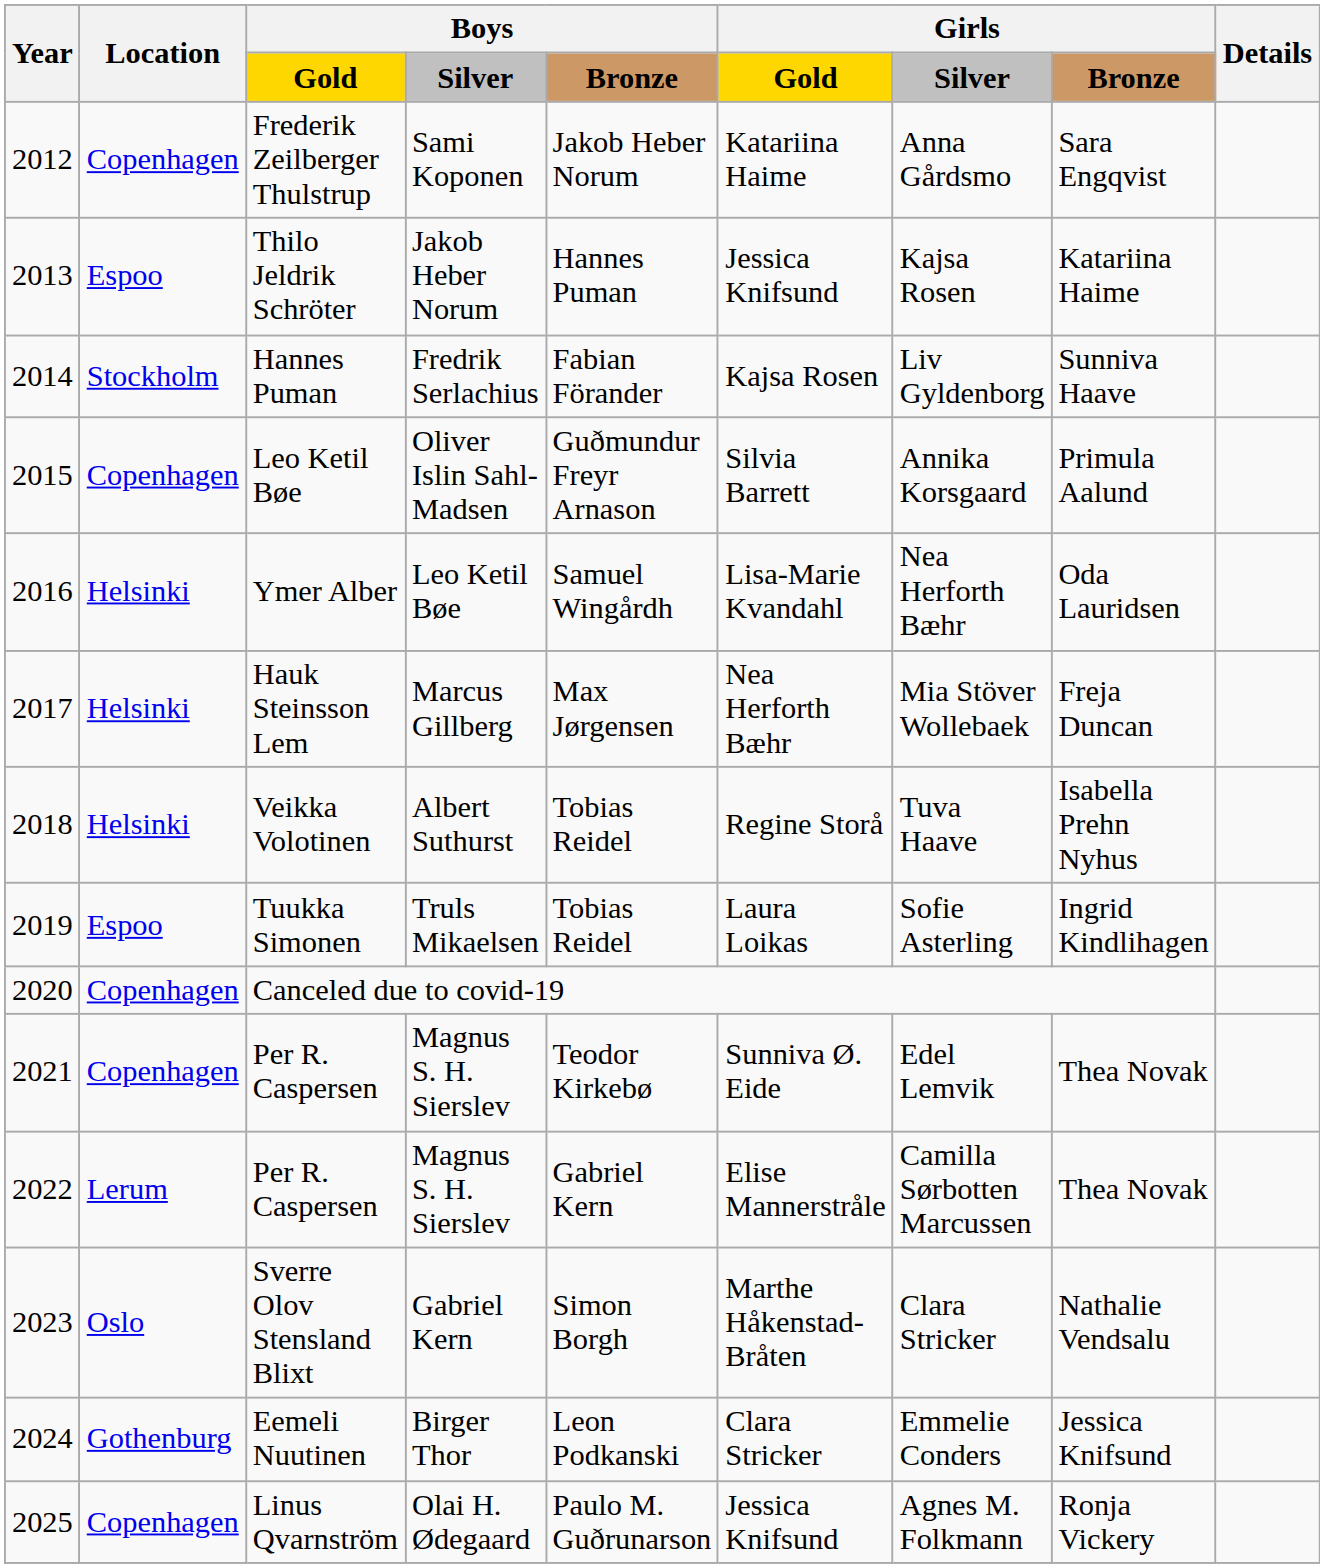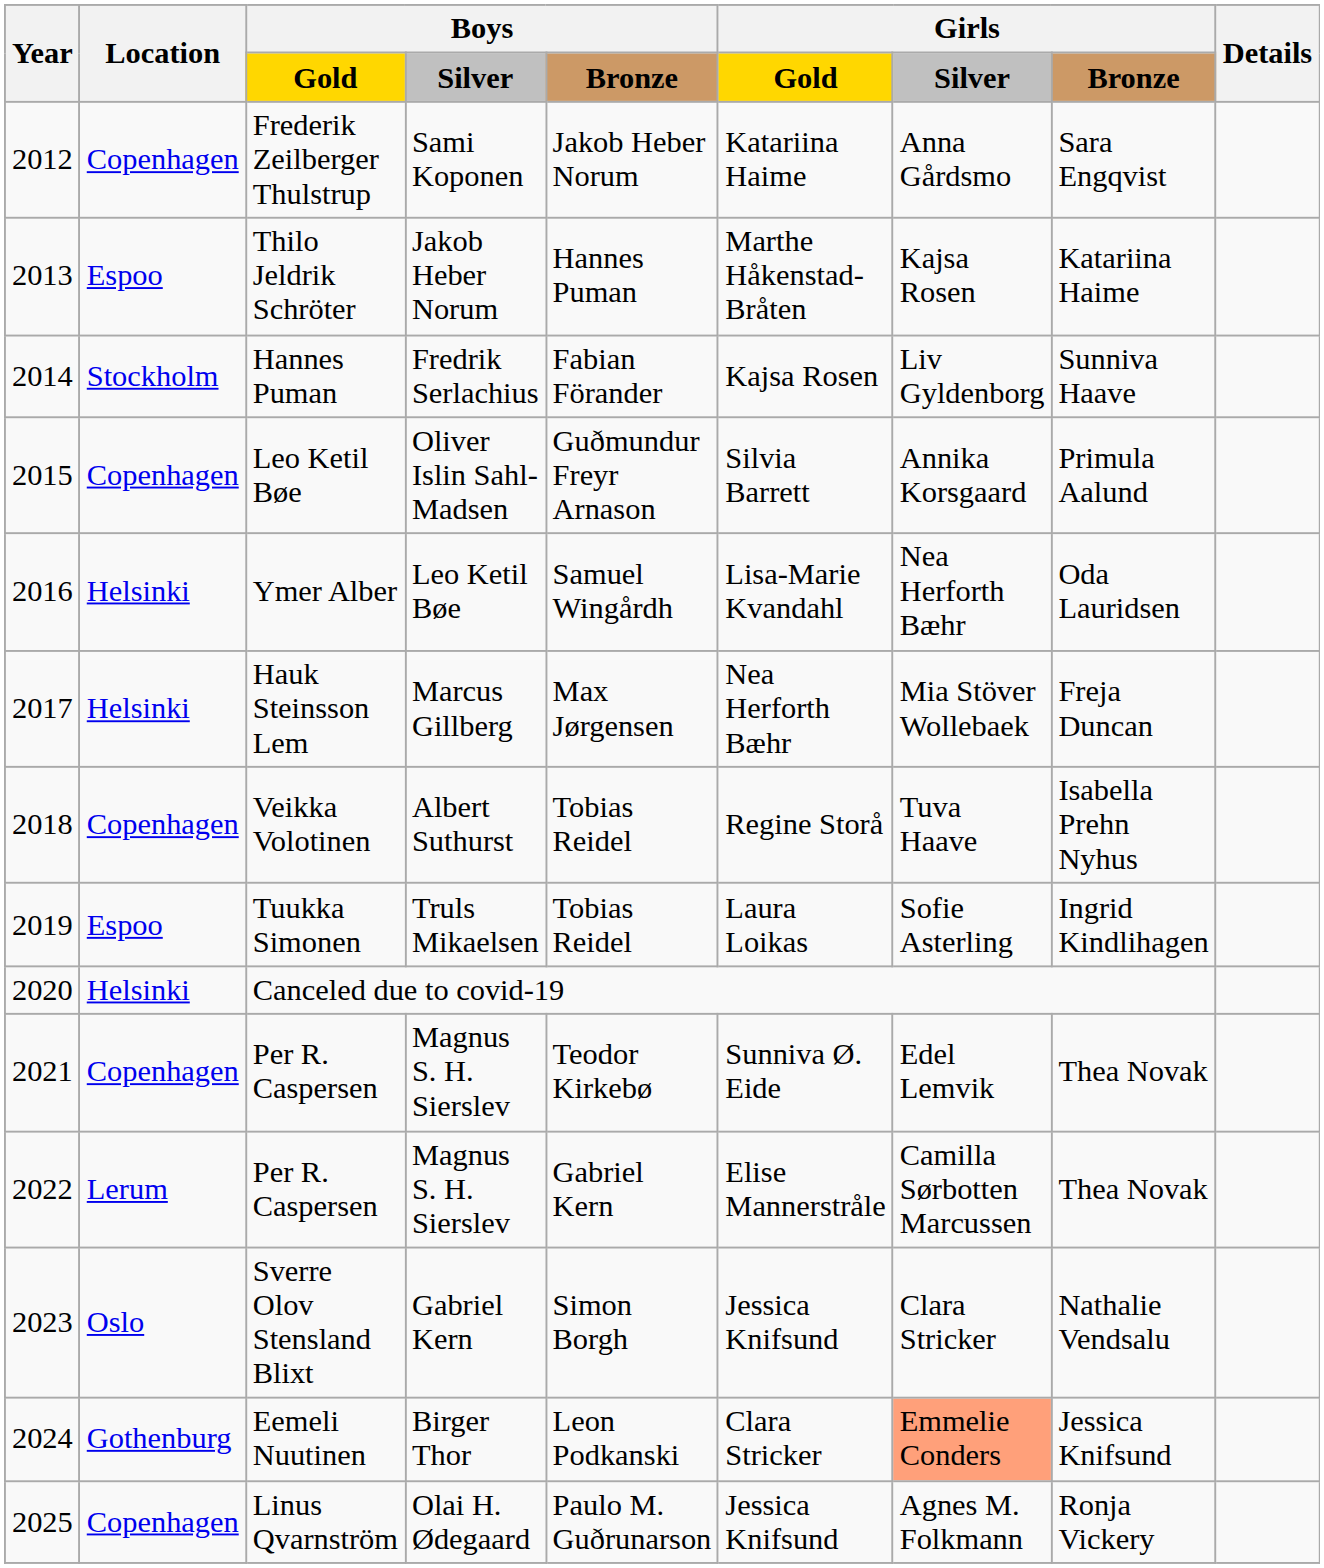(782, 275) Jessica Knifsund -> (795, 275) Marthe Håkenstad-Bråten
(138, 824) Helsinki -> (163, 824) Copenhagen
(163, 989) Copenhagen -> (138, 989) Helsinki
(795, 1322) Marthe Håkenstad-Bråten -> (782, 1322) Jessica Knifsund
(955, 1438) no background -> (955, 1438) lightsalmon background
